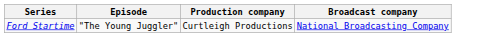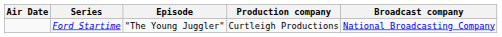+ column: (27, 11)
